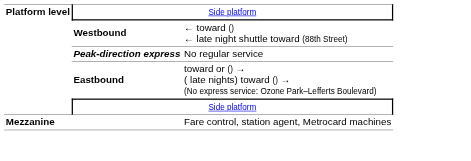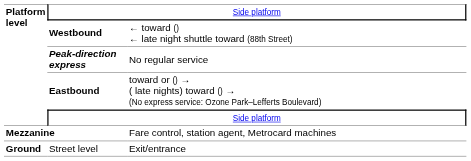+ row: (73, 148)
